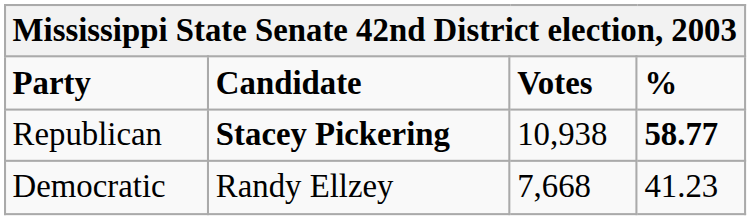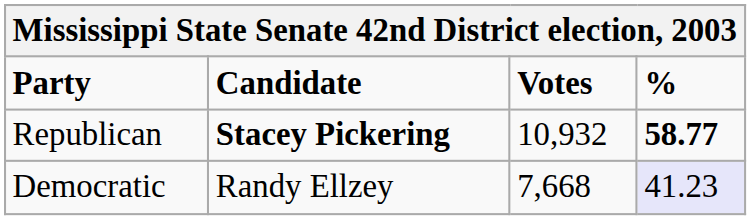(562, 134) 10,938 -> (562, 134) 10,932
(681, 186) no background -> (681, 186) lavender background
